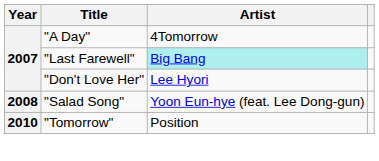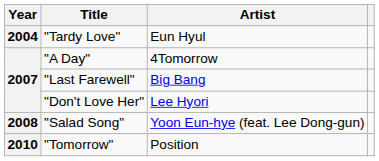+ row: (82, 36)
(178, 58) paleturquoise background -> (178, 79) no background
